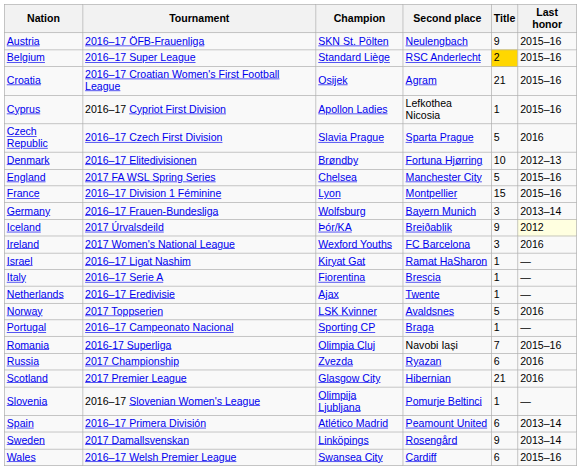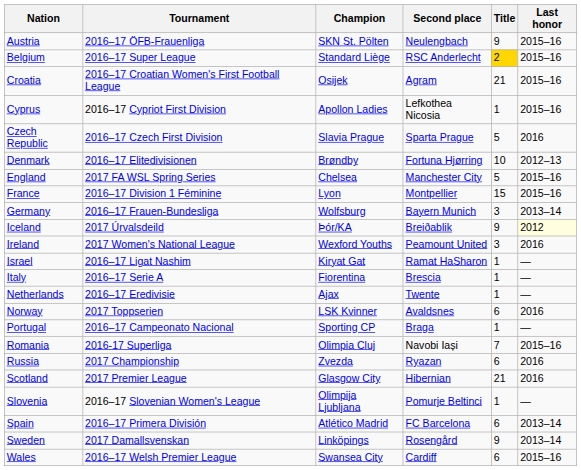(438, 244) FC Barcelona -> (446, 244) Peamount United
(497, 311) 5 -> (497, 311) 6
(446, 423) Peamount United -> (438, 423) FC Barcelona
